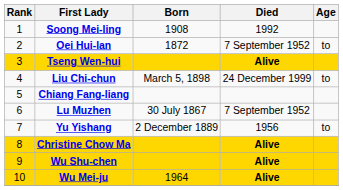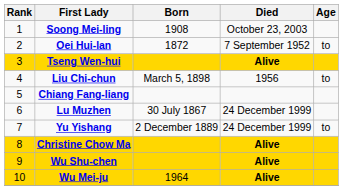(267, 29) 1992 -> (267, 29) October 23, 2003
(267, 78) 24 December 1999 -> (267, 78) 1956
(267, 111) 7 September 1952 -> (267, 111) 24 December 1999
(267, 128) 1956 -> (267, 128) 24 December 1999
